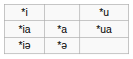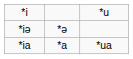rows swapped: (25, 45) <-> (25, 29)
